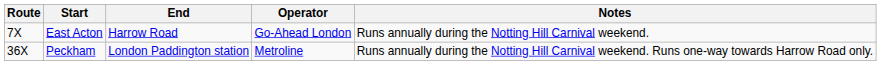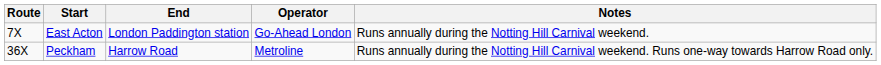(143, 32) Harrow Road -> (179, 32) London Paddington station
(179, 51) London Paddington station -> (143, 51) Harrow Road
